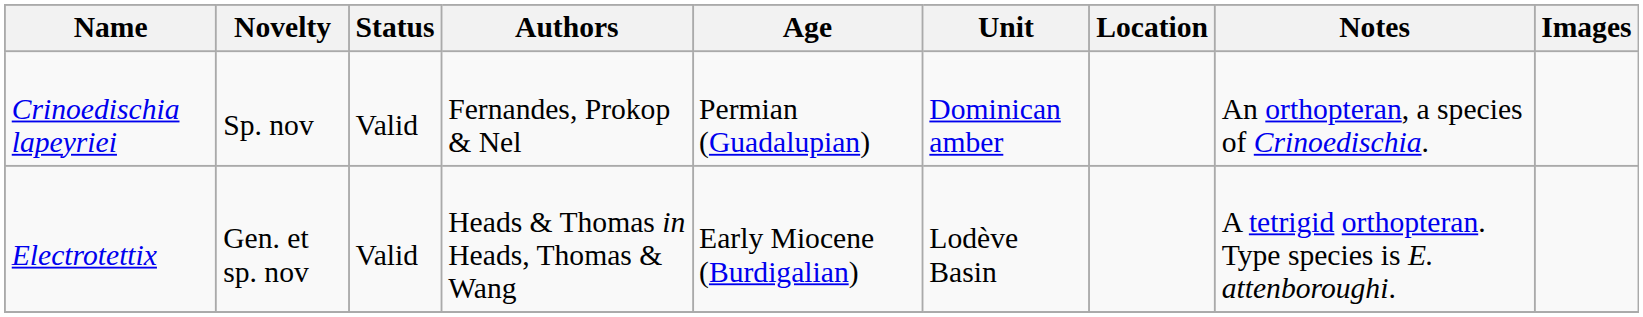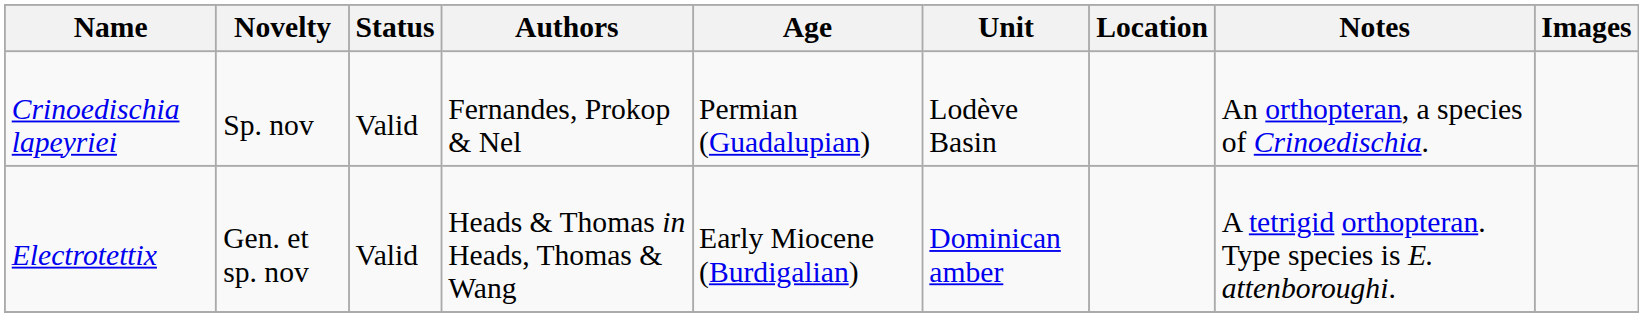(995, 124) Dominican amber -> (974, 124) Lodève Basin
(974, 255) Lodève Basin -> (995, 255) Dominican amber
